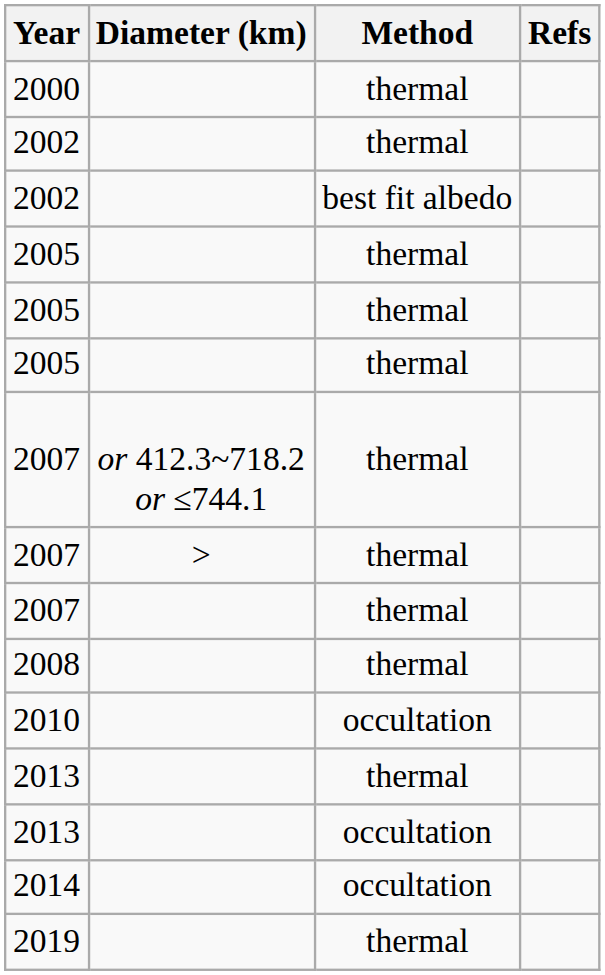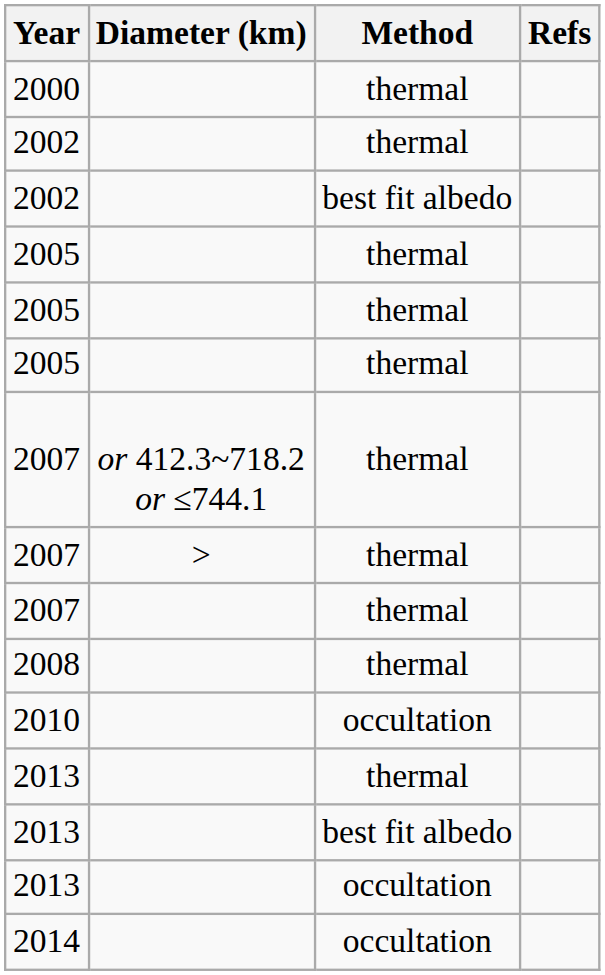+ row: (47, 831)
- row: (47, 941)
